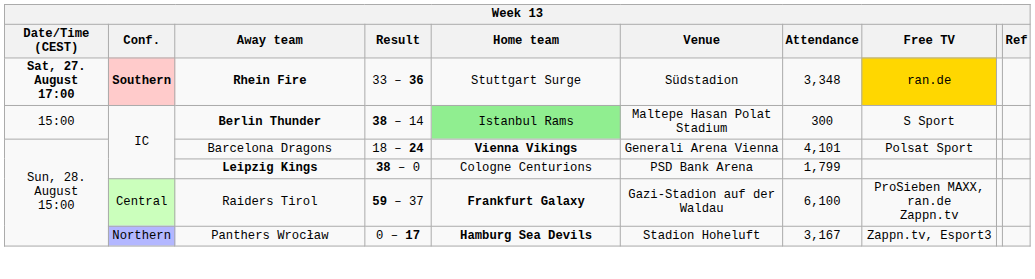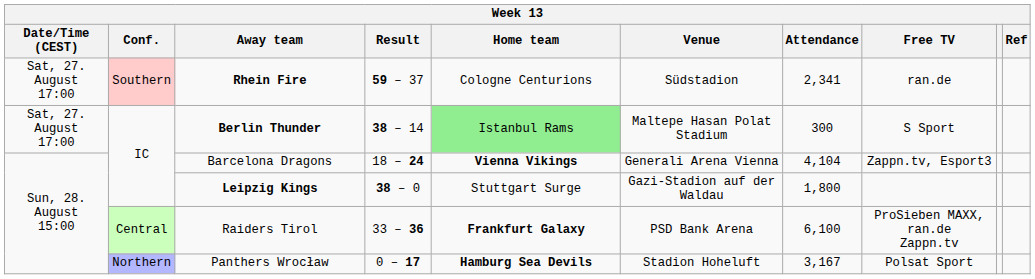(56, 82) bold -> (56, 82) normal
(142, 82) bold -> (142, 82) normal
(398, 82) 33 – 36 -> (398, 82) 59 – 37
(526, 82) Stuttgart Surge -> (526, 82) Cologne Centurions
(822, 82) 3,348 -> (822, 82) 2,341
(929, 82) gold background -> (929, 82) no background
(56, 122) 15:00 -> (56, 129) Sat, 27. August 17:00
(822, 149) 4,101 -> (822, 163) 4,104
(929, 149) Polsat Sport -> (929, 163) Zappn.tv, Esport3
(526, 169) Cologne Centurions -> (526, 190) Stuttgart Surge
(702, 169) PSD Bank Arena -> (702, 190) Gazi-Stadion auf der Waldau
(822, 169) 1,799 -> (822, 190) 1,800
(398, 202) 59 – 37 -> (398, 230) 33 – 36
(702, 202) Gazi-Stadion auf der Waldau -> (702, 230) PSD Bank Arena
(929, 236) Zappn.tv, Esport3 -> (929, 264) Polsat Sport
